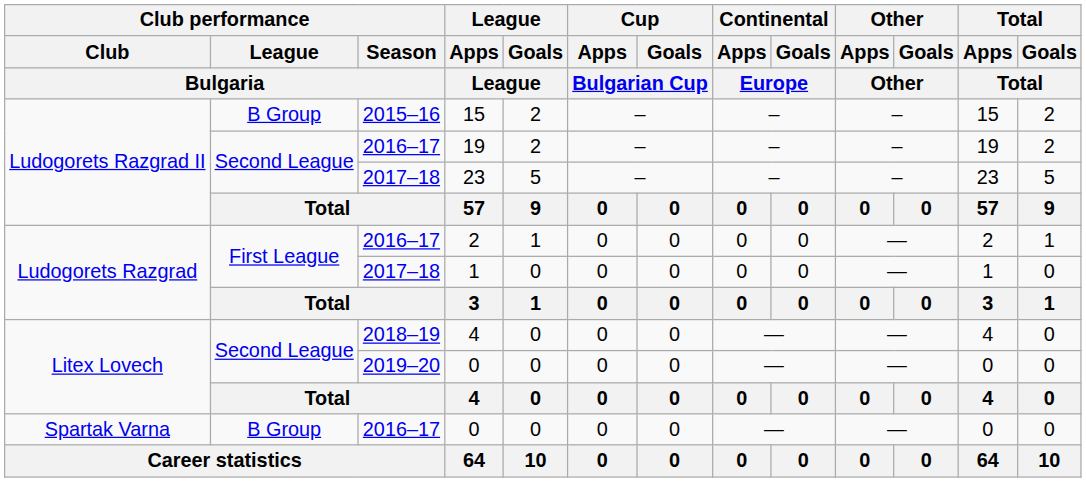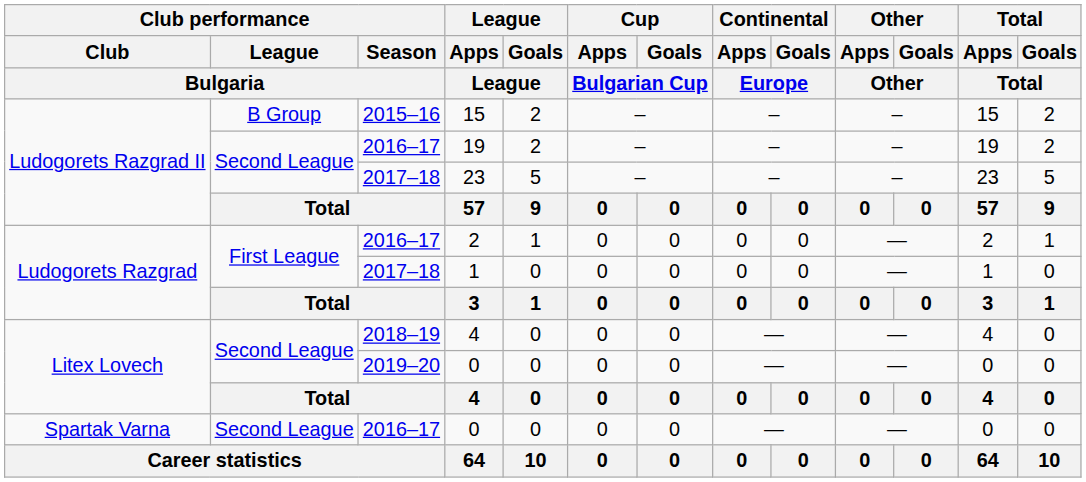(284, 429) B Group -> (284, 429) Second League
